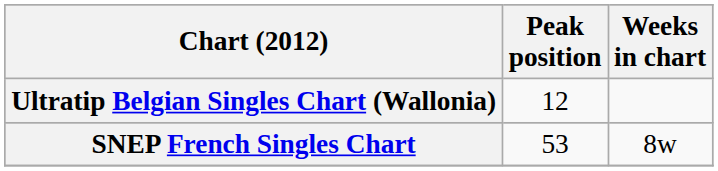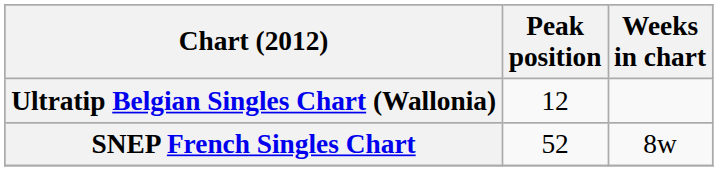(555, 143) 53 -> (555, 143) 52
